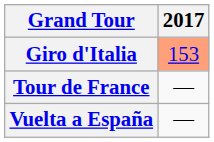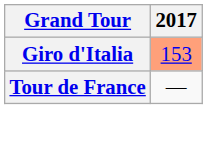- row: (81, 119)
